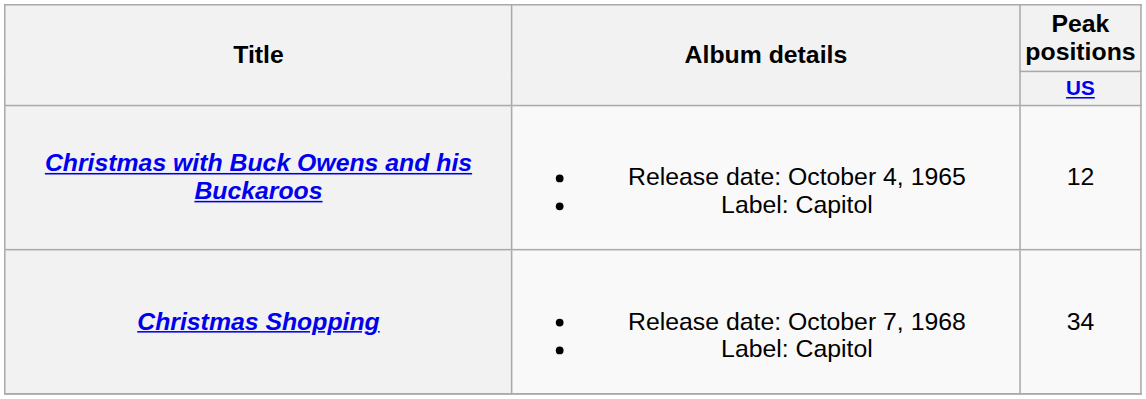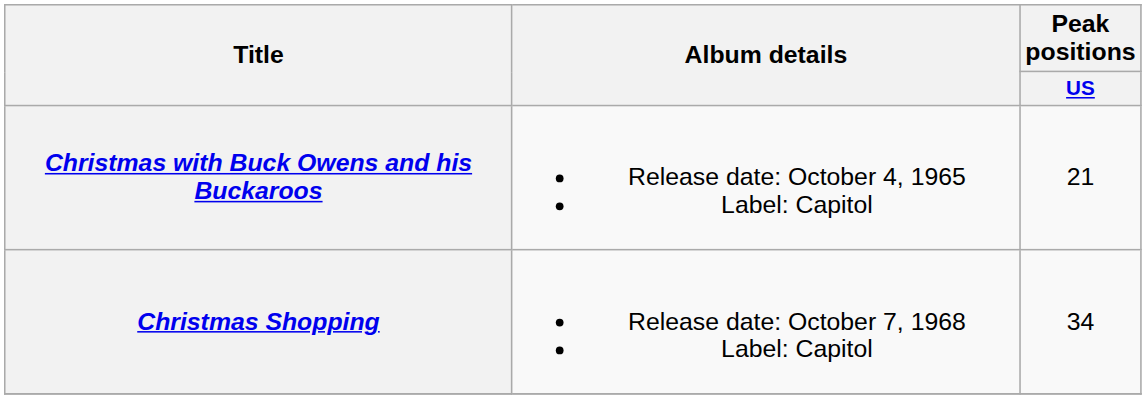(1080, 177) 12 -> (1080, 177) 21
